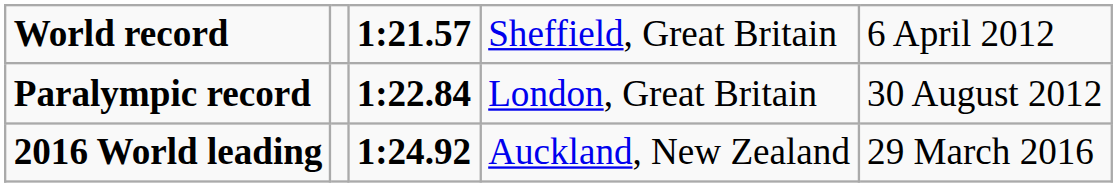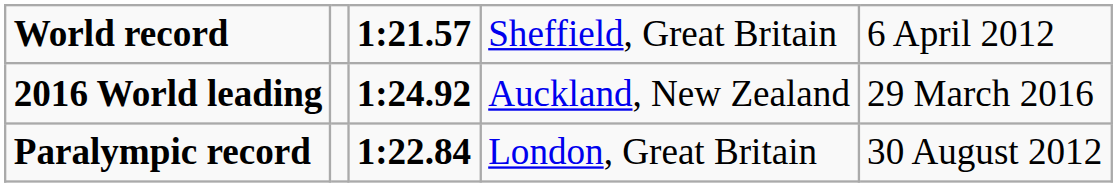rows swapped: (162, 92) <-> (168, 151)
